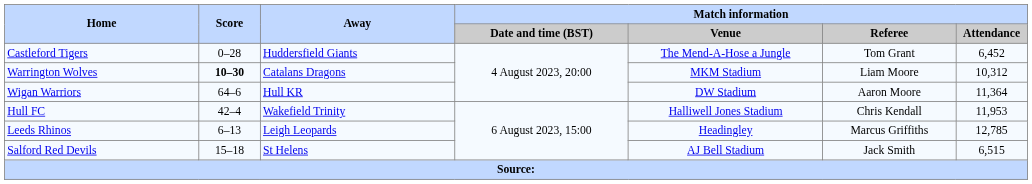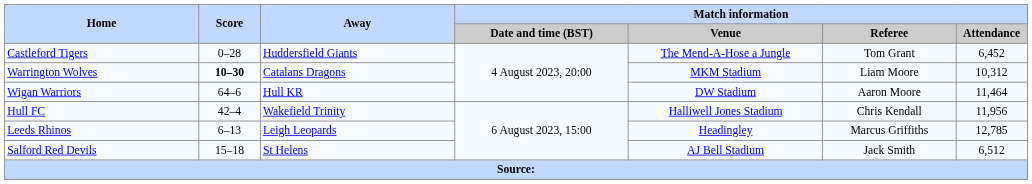(992, 91) 11,364 -> (992, 91) 11,464
(992, 111) 11,953 -> (992, 111) 11,956
(992, 150) 6,515 -> (992, 150) 6,512
